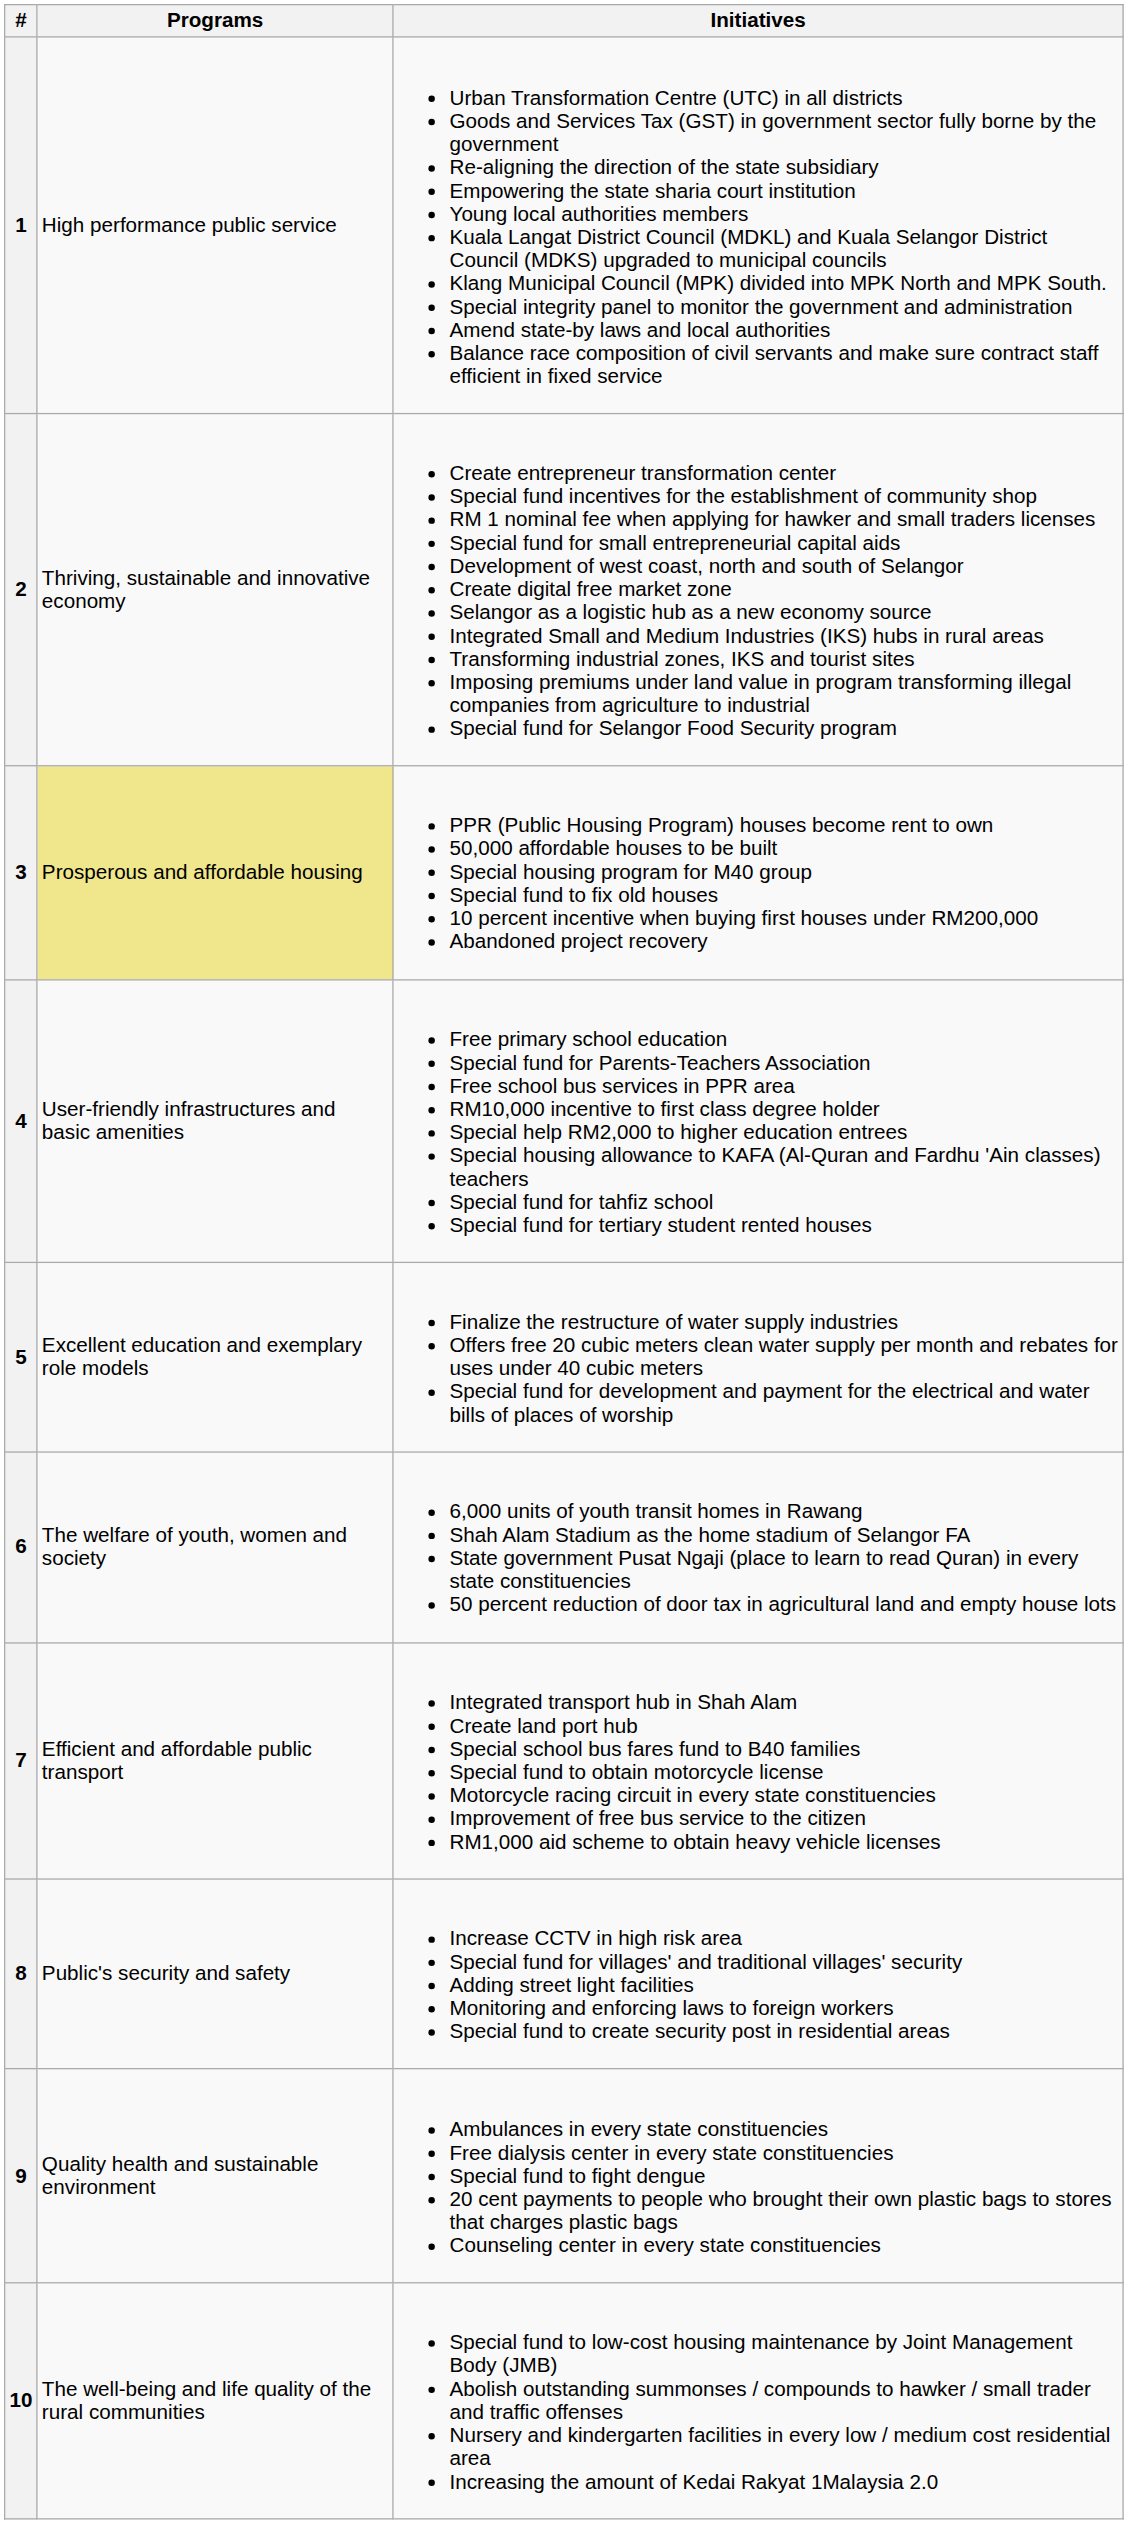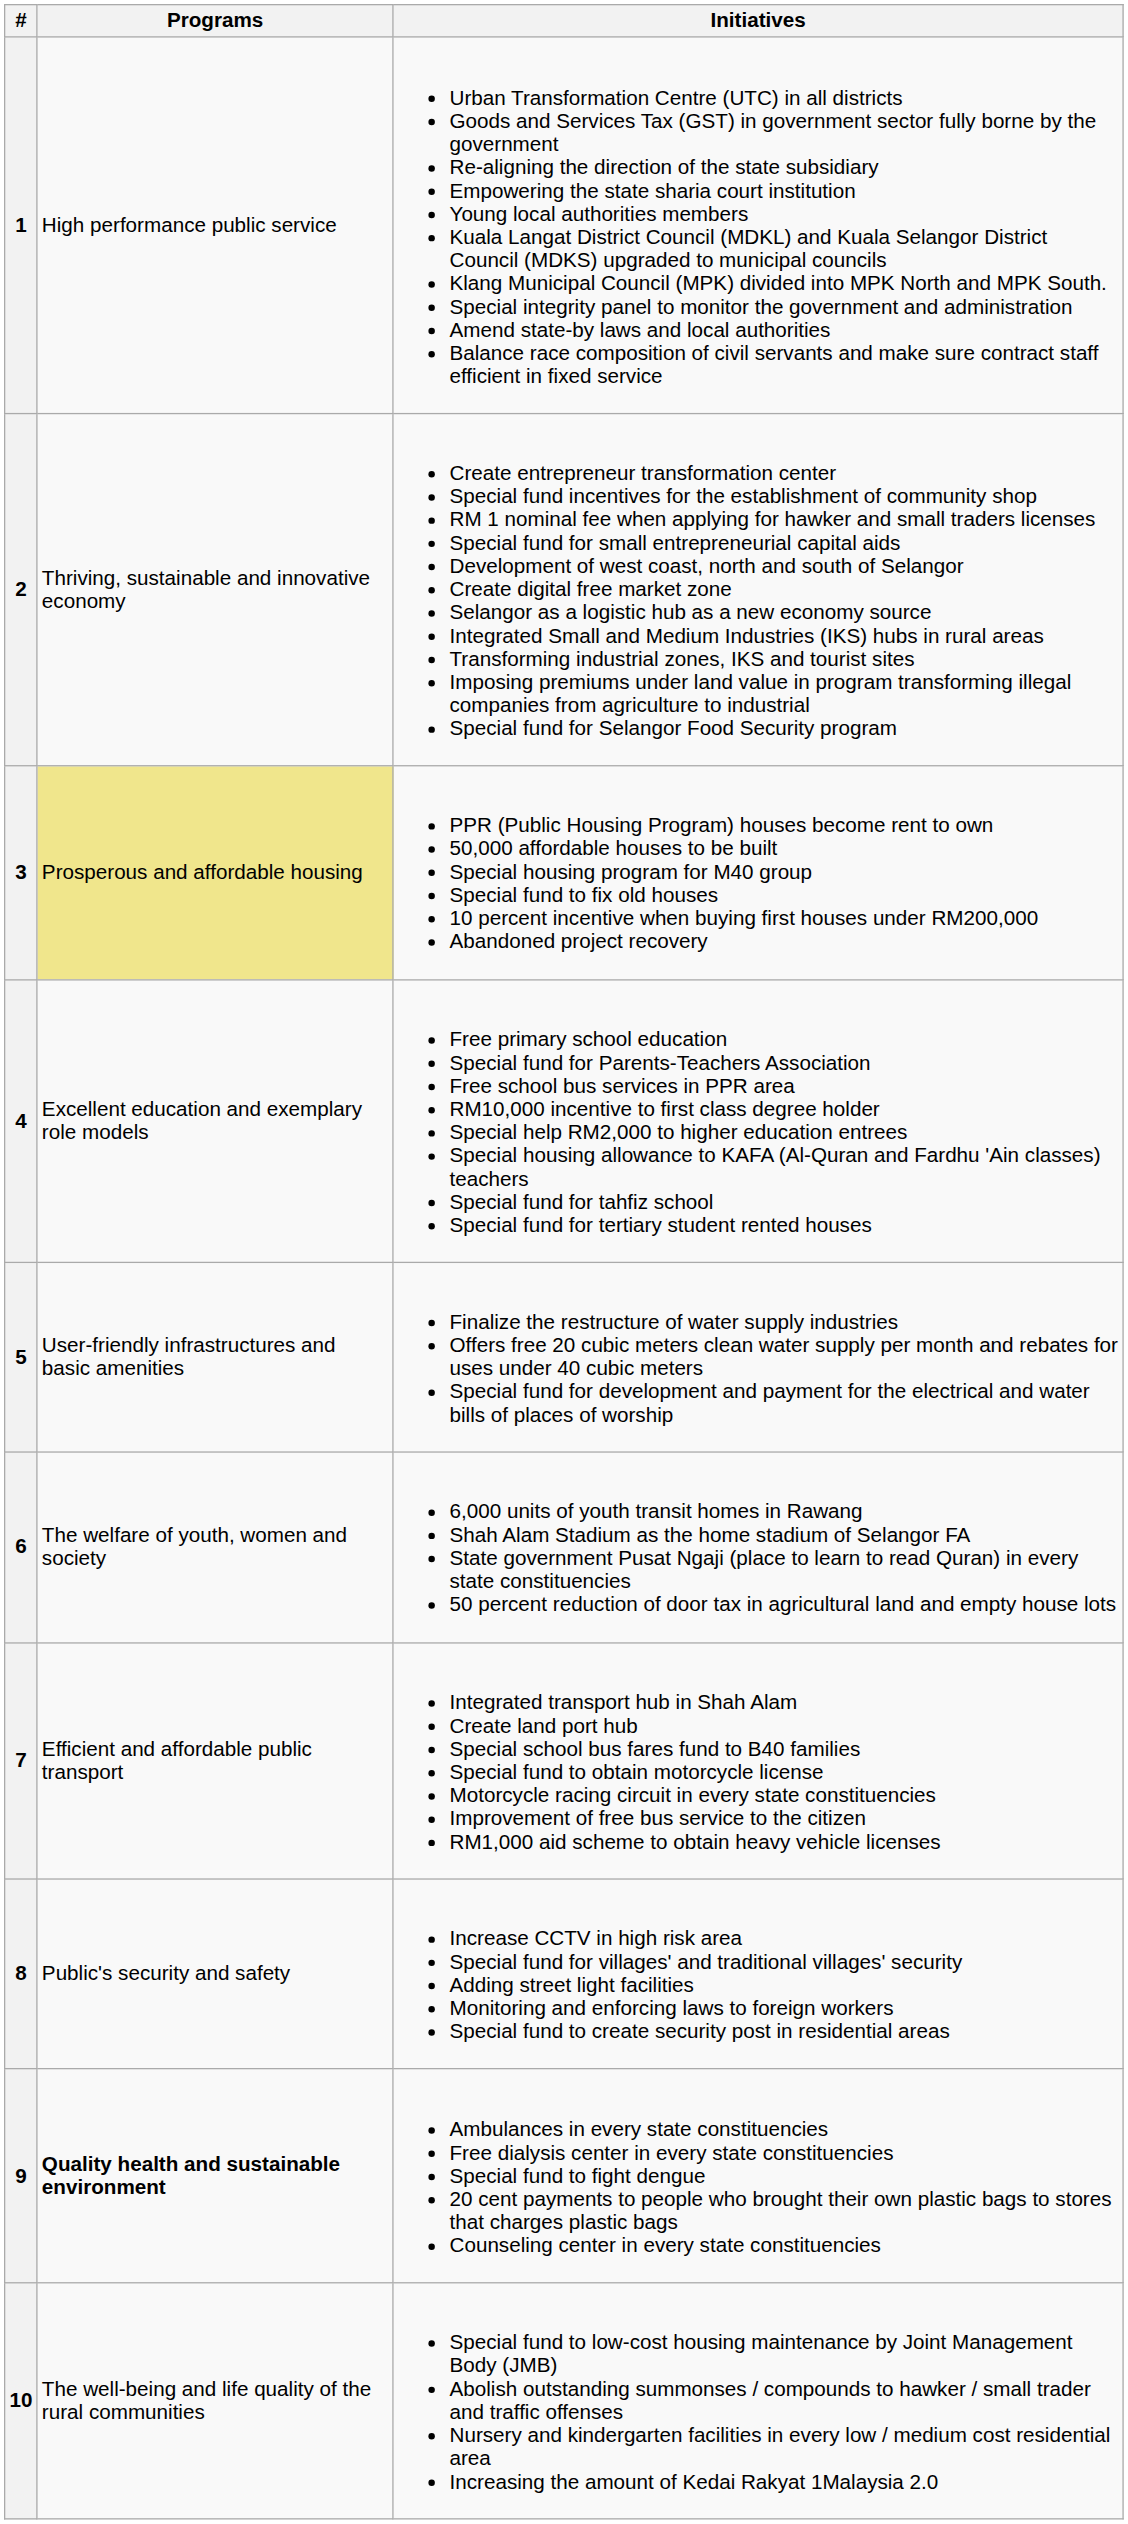(189, 1120) User-friendly infrastructures and basic amenities -> (202, 1120) Excellent education and exemplary role models
(202, 1357) Excellent education and exemplary role models -> (189, 1357) User-friendly infrastructures and basic amenities
(180, 2175) normal -> (191, 2175) bold
